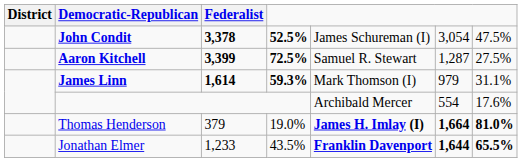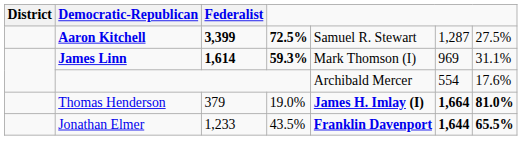- row: (95, 37)
(449, 80) 979 -> (449, 59) 969
